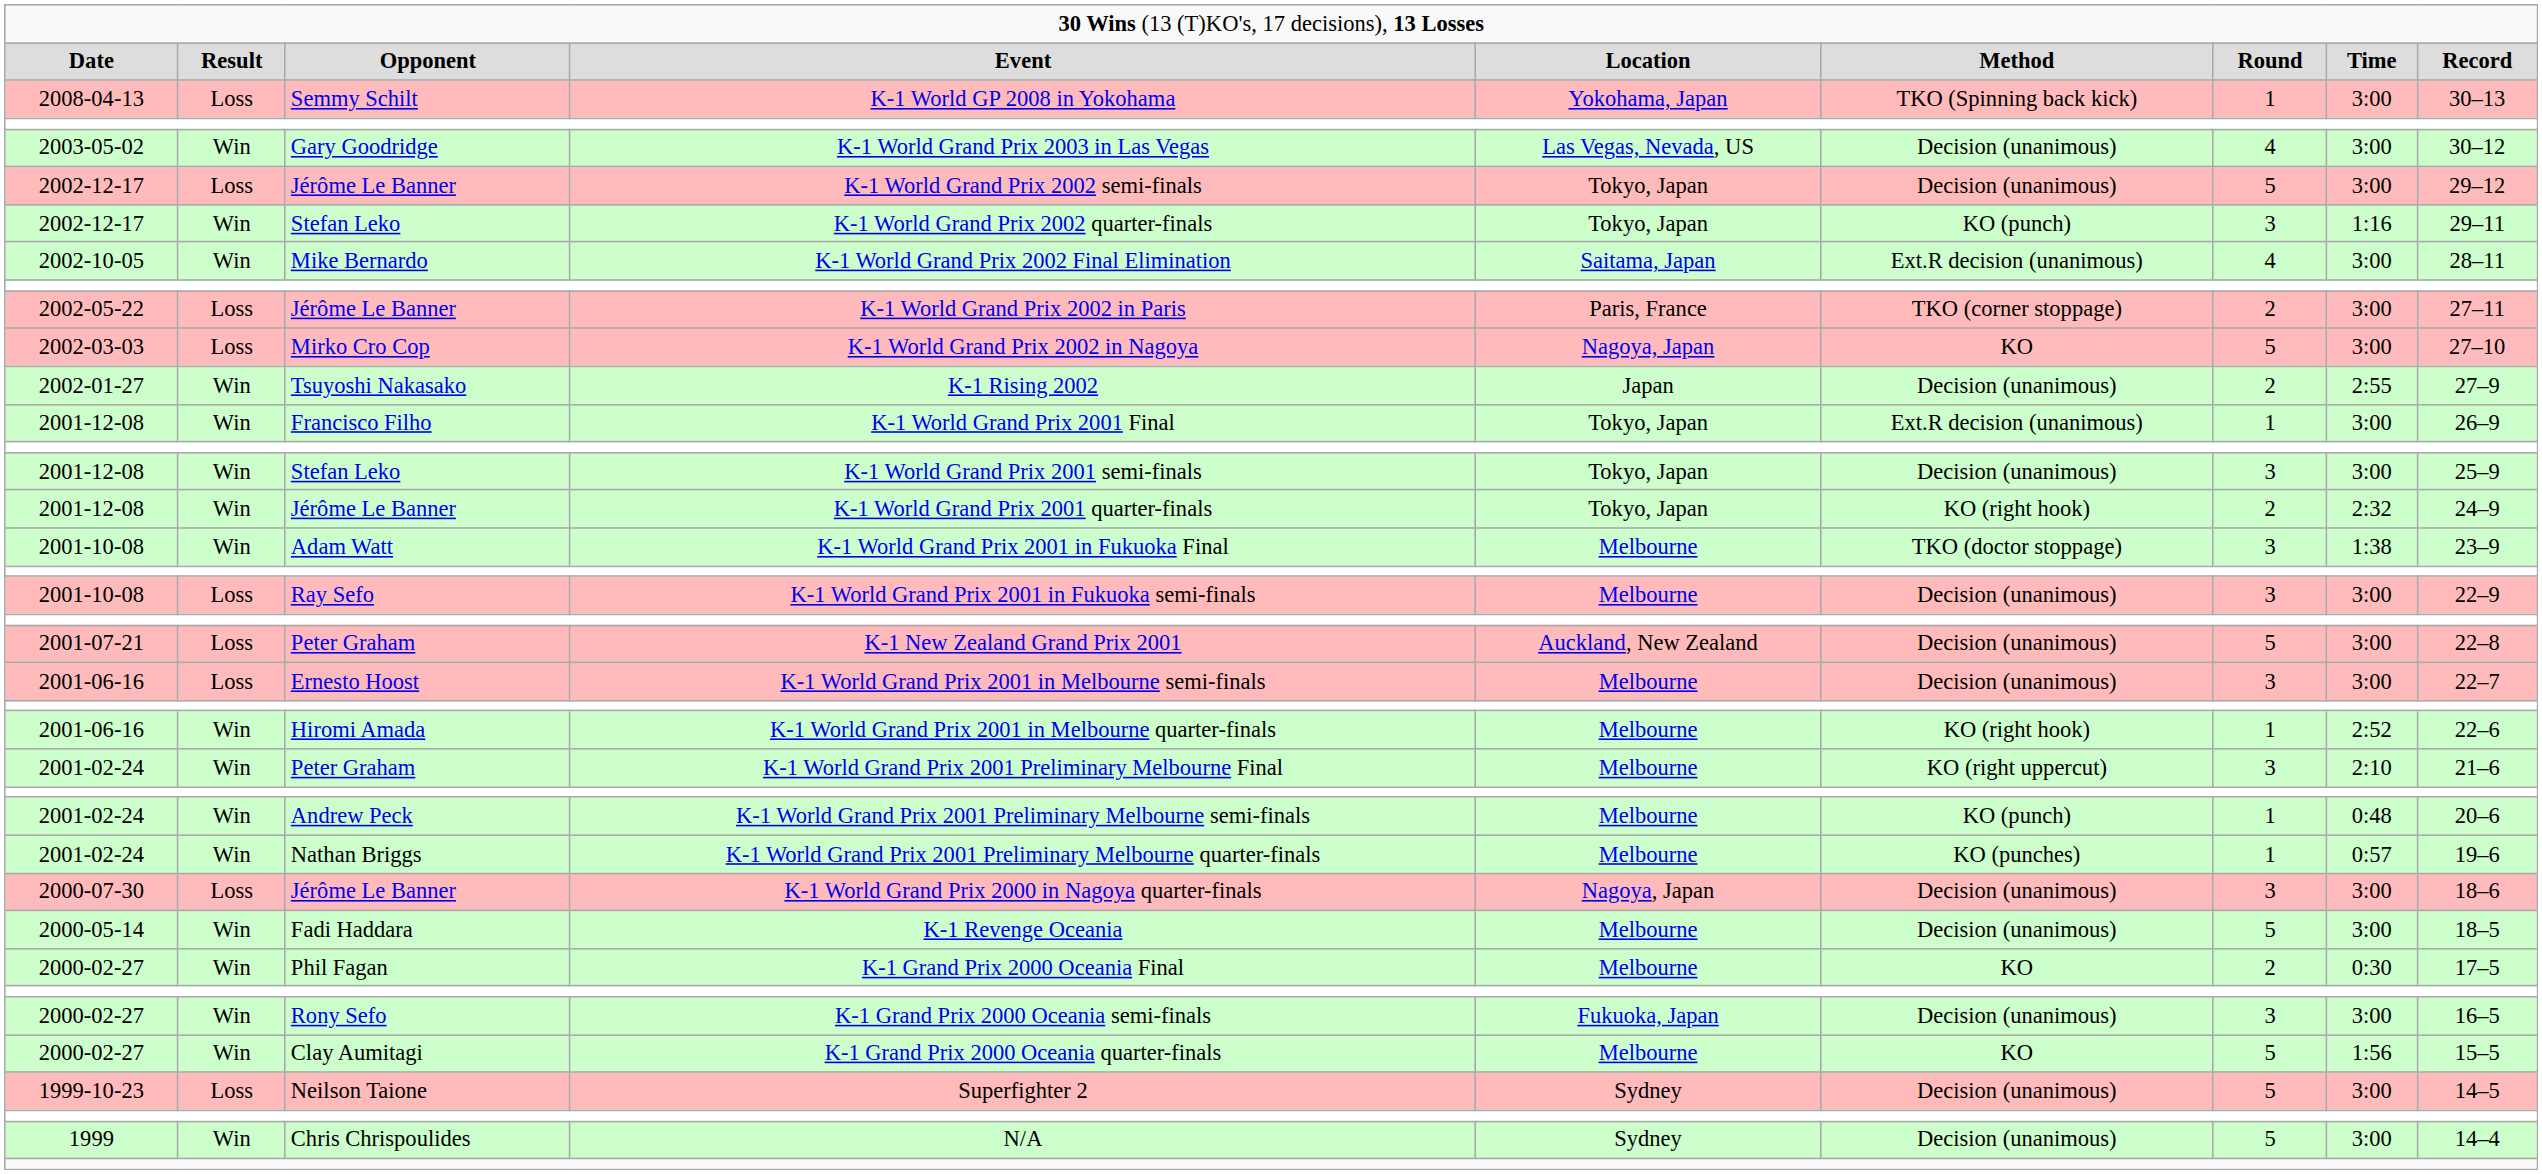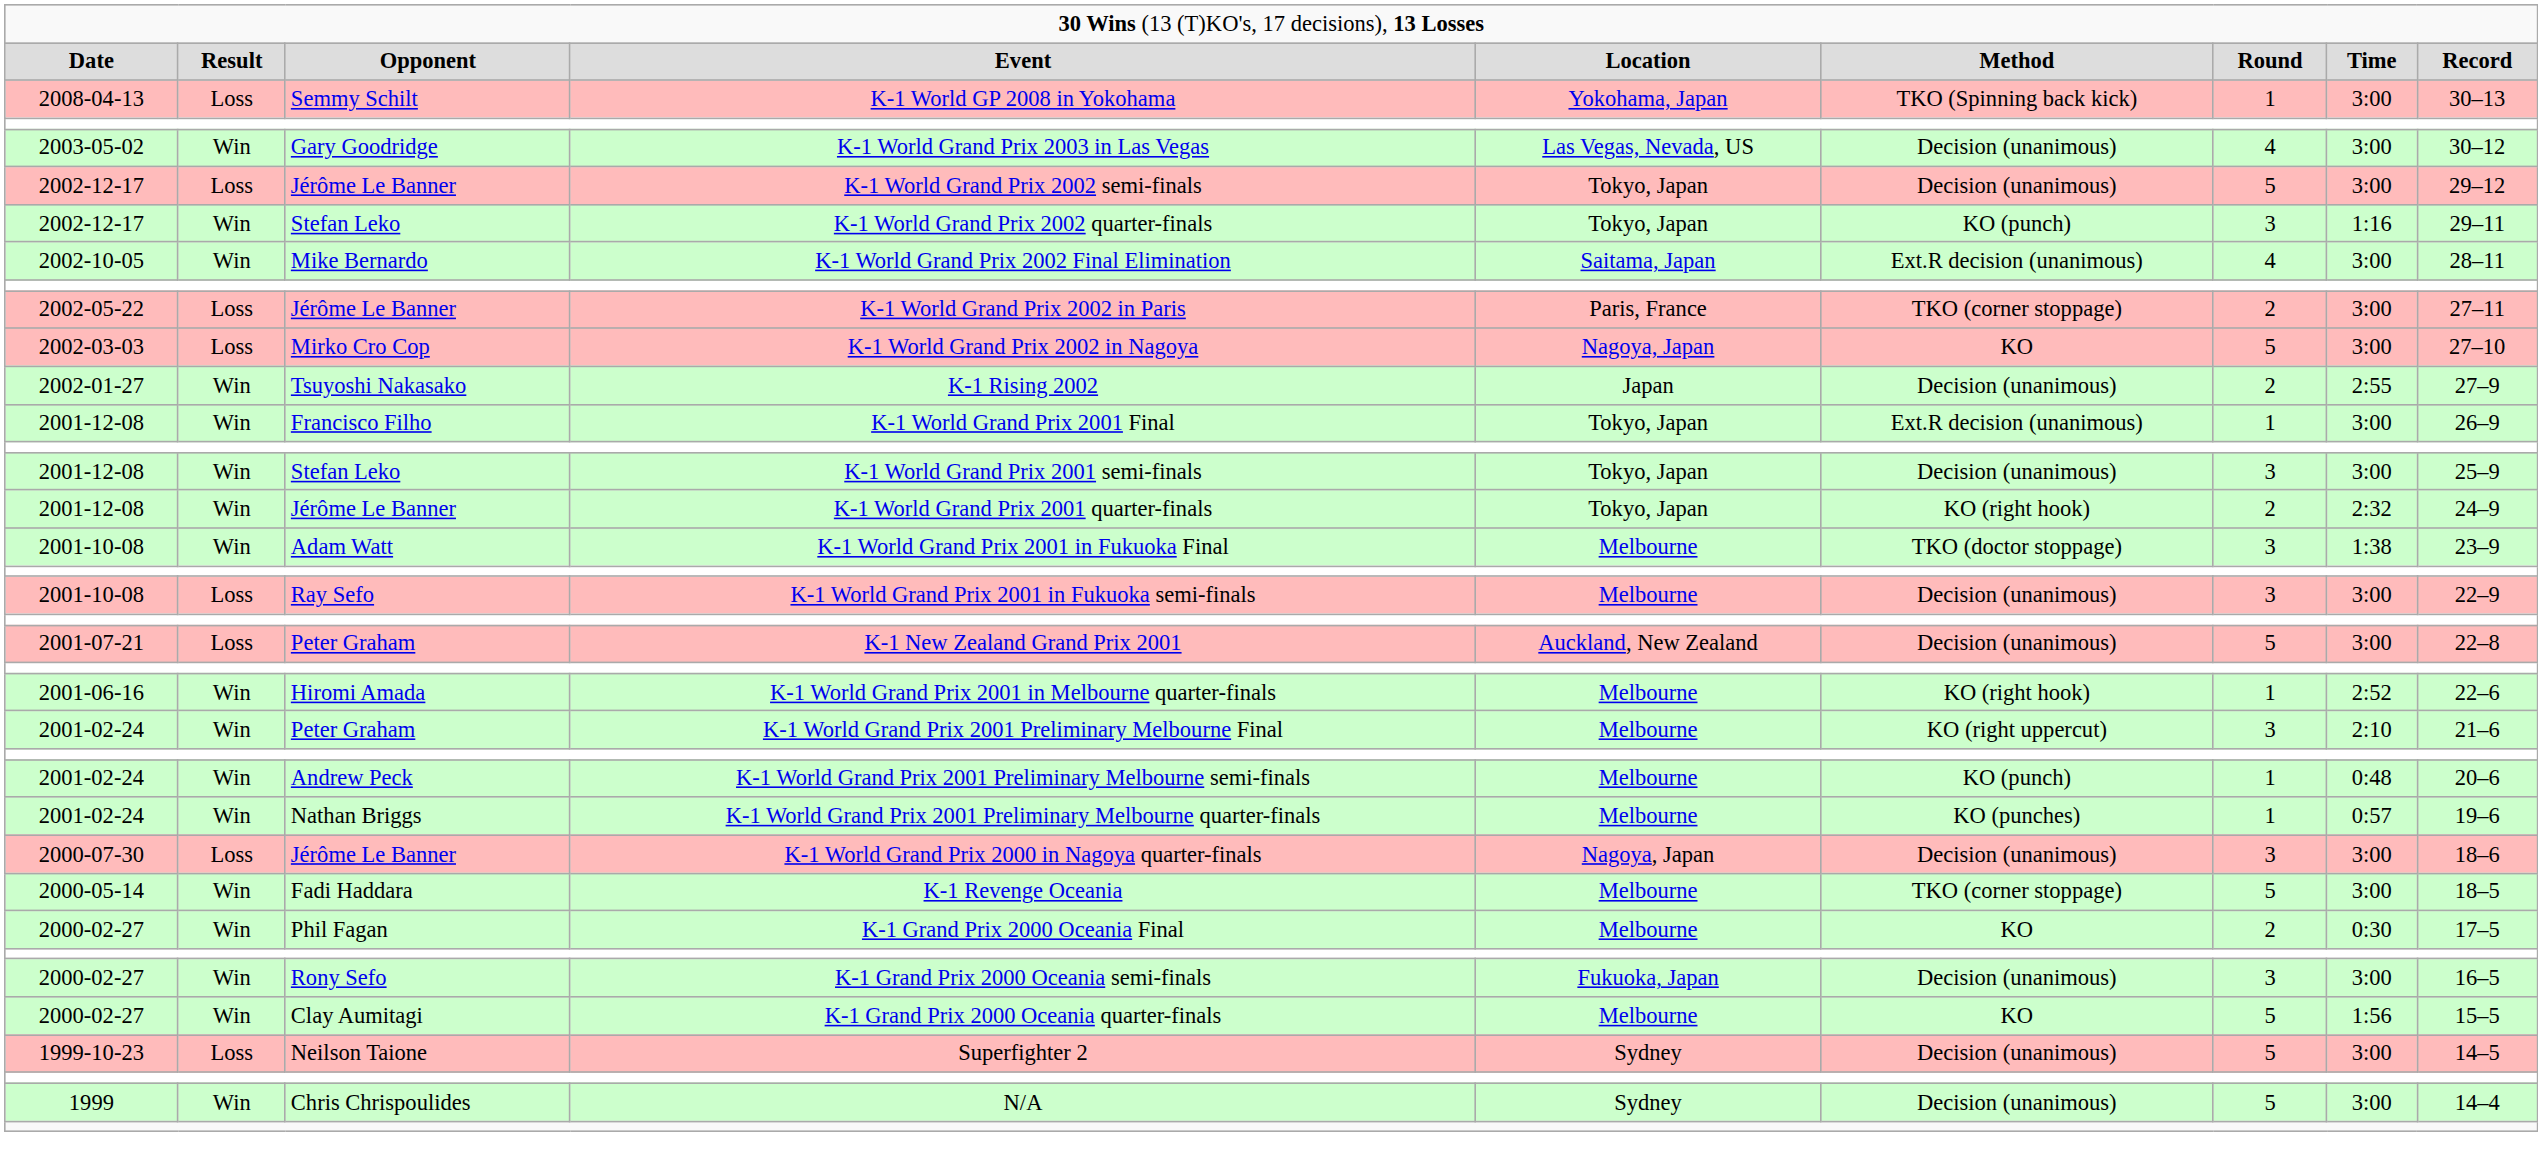- row: (355, 681)
(2017, 929) Decision (unanimous) -> (2017, 891) TKO (corner stoppage)
